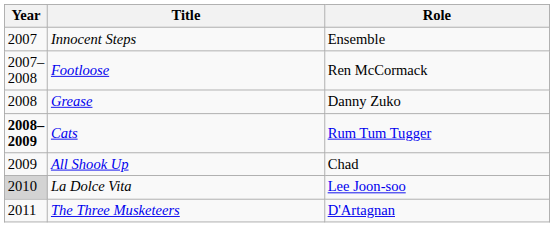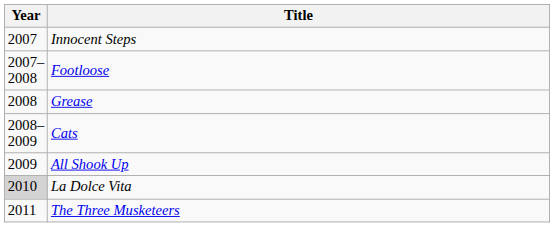- column: (437, 16)
(26, 132) bold -> (26, 132) normal
